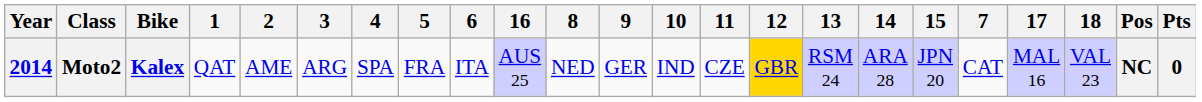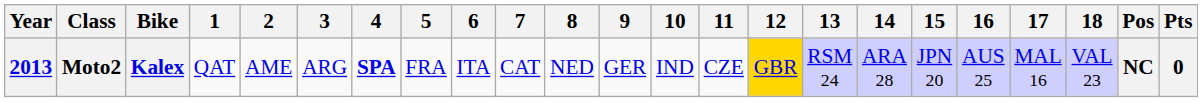columns swapped: (983, 21) <-> (520, 21)
(31, 67) 2014 -> (31, 67) 2013
(375, 67) normal -> (376, 67) bold
